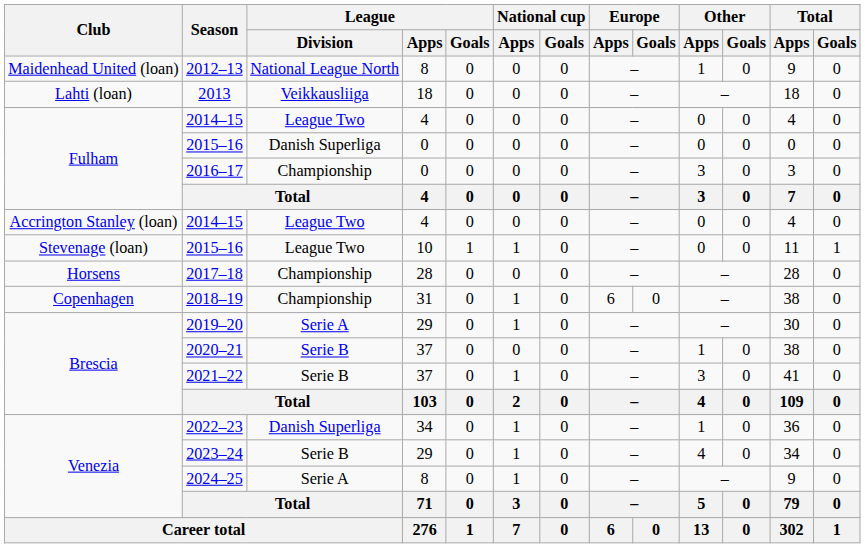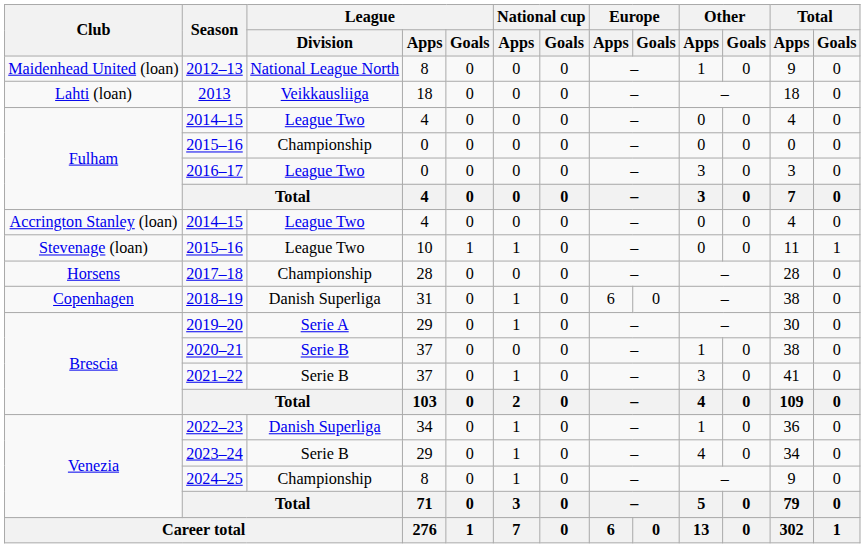(325, 145) Danish Superliga -> (325, 145) Championship
(325, 171) Championship -> (325, 171) League Two
(325, 299) Championship -> (325, 299) Danish Superliga
(325, 478) Serie A -> (325, 478) Championship
